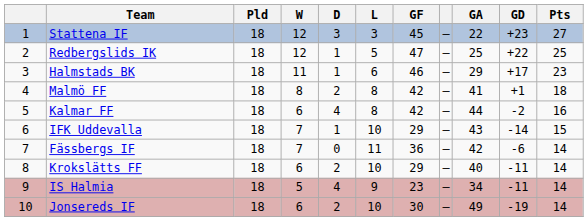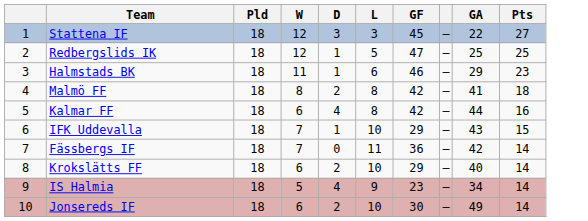- column: (518, 14)
